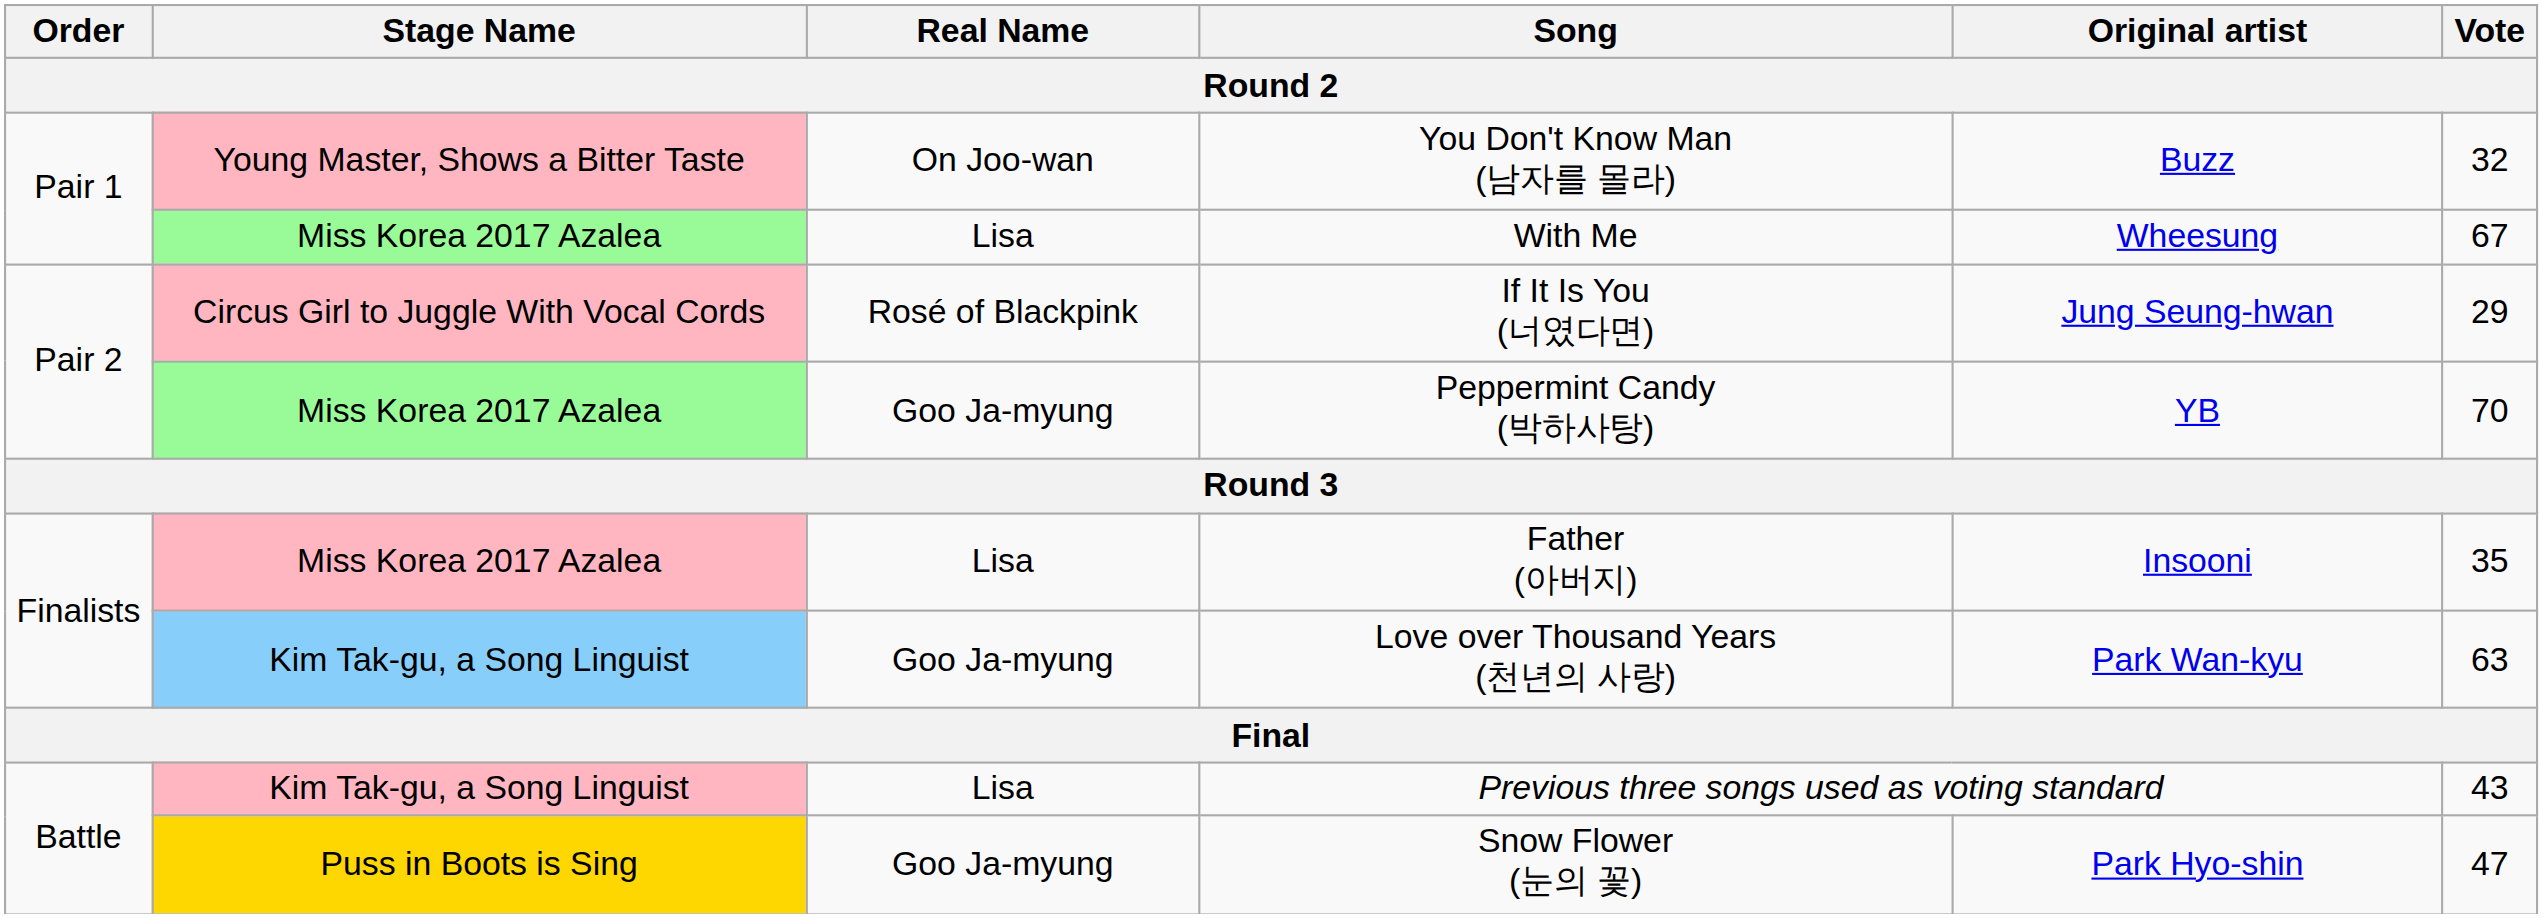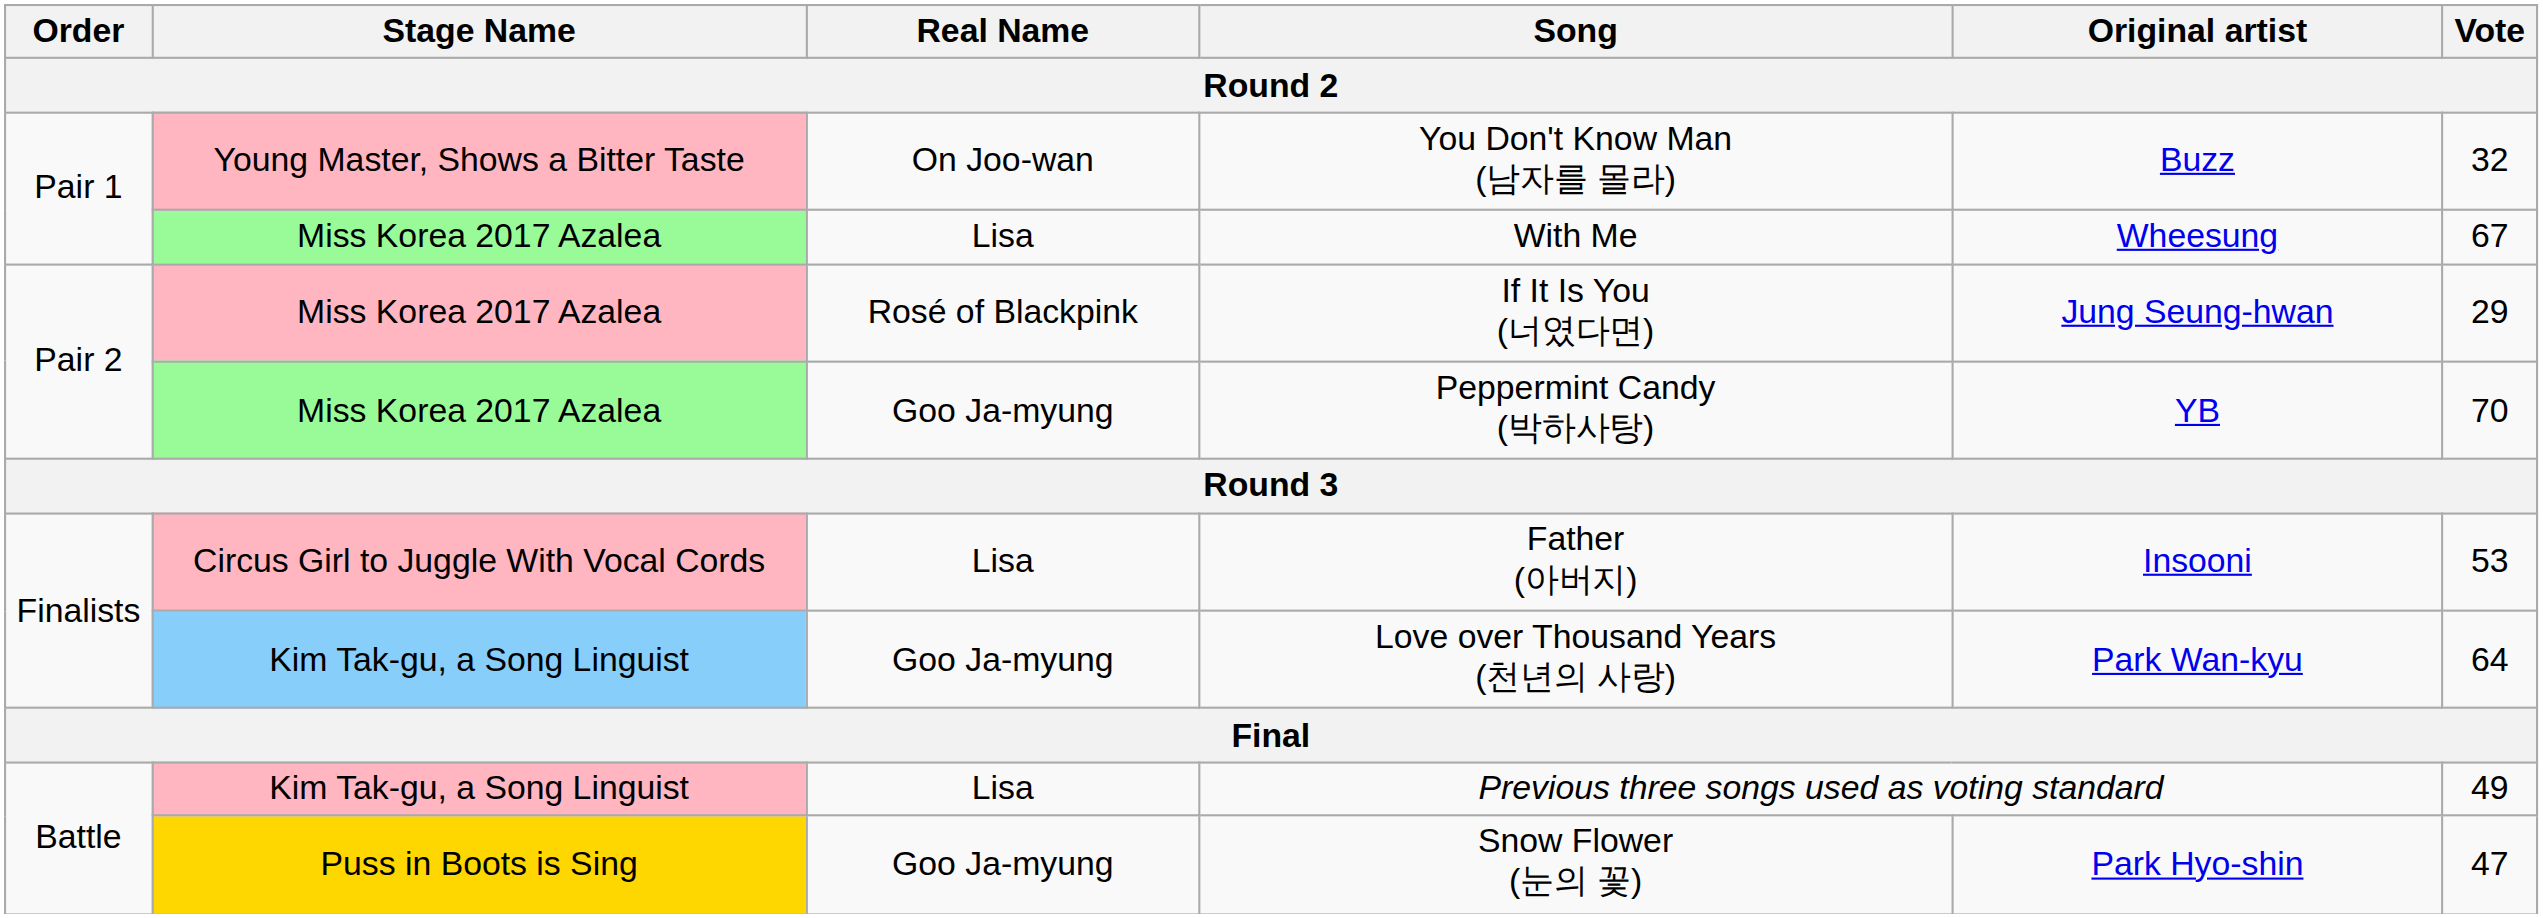(479, 311) Circus Girl to Juggle With Vocal Cords -> (479, 311) Miss Korea 2017 Azalea
(479, 561) Miss Korea 2017 Azalea -> (479, 561) Circus Girl to Juggle With Vocal Cords
(2490, 561) 35 -> (2490, 561) 53
(2490, 658) 63 -> (2490, 658) 64
(2490, 788) 43 -> (2490, 788) 49
